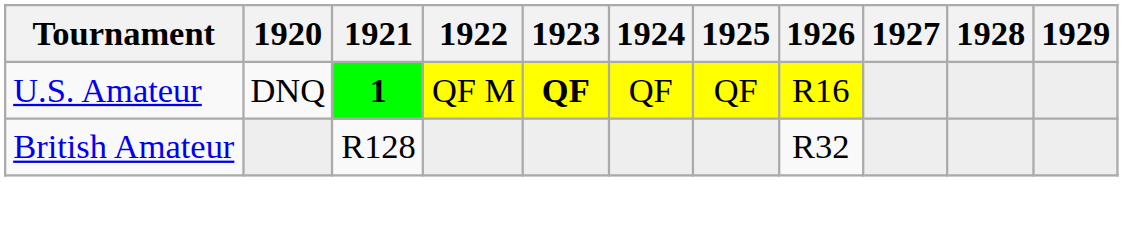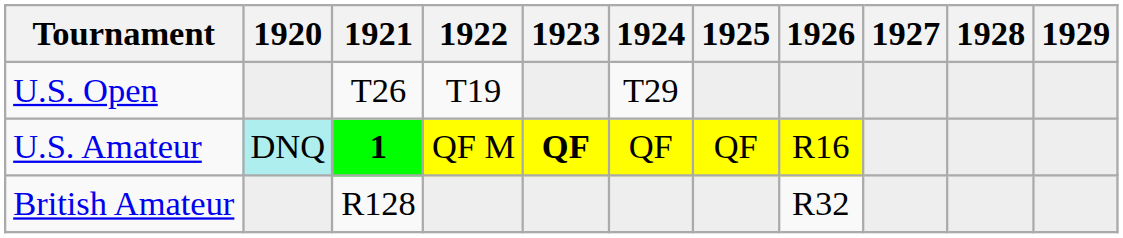+ row: (85, 90)
(288, 90) no background -> (288, 146) paleturquoise background
